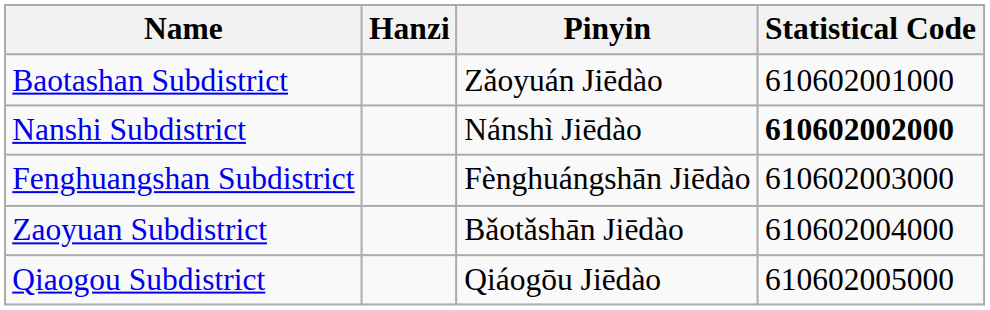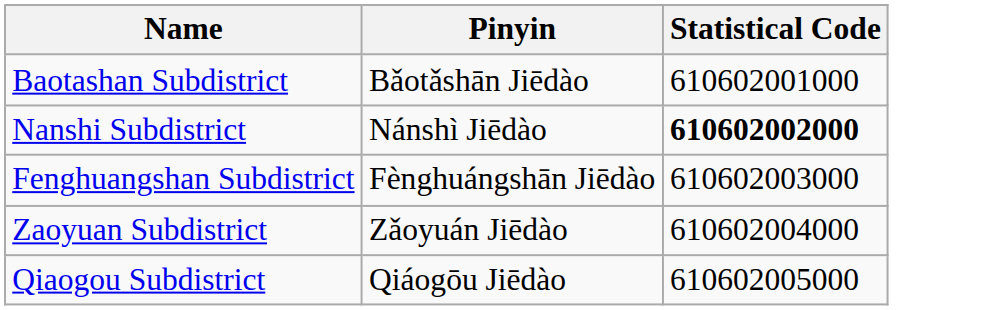- column: (409, 29)
(564, 79) Zǎoyuán Jiēdào -> (479, 79) Bǎotǎshān Jiēdào
(574, 229) Bǎotǎshān Jiēdào -> (468, 229) Zǎoyuán Jiēdào
